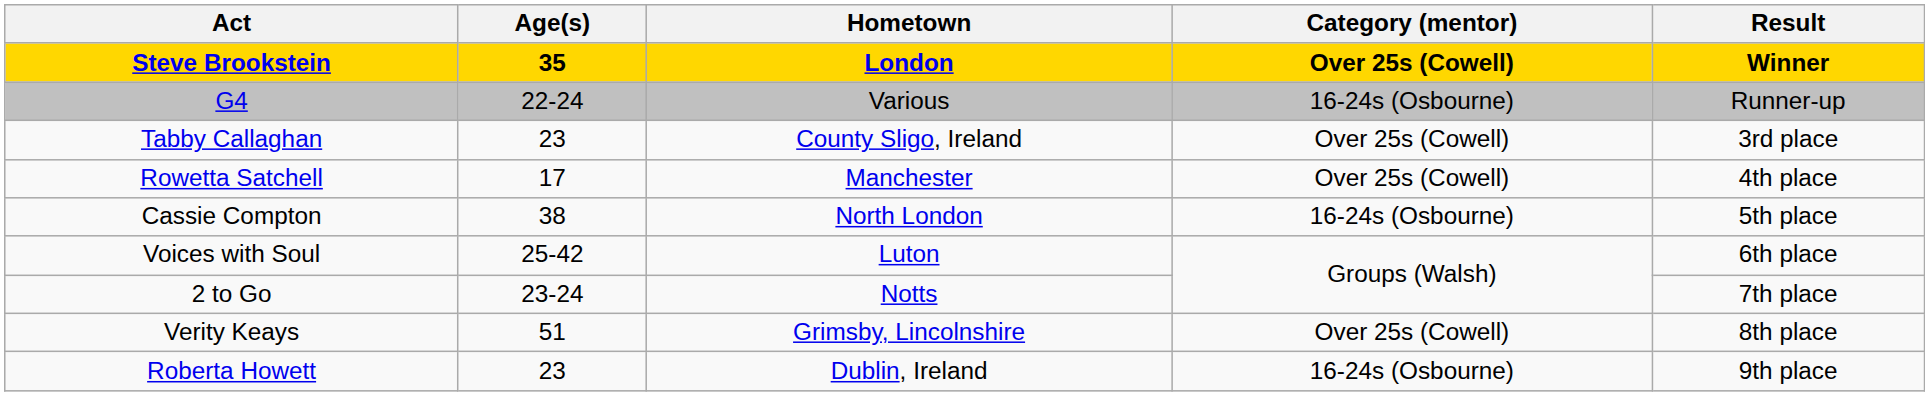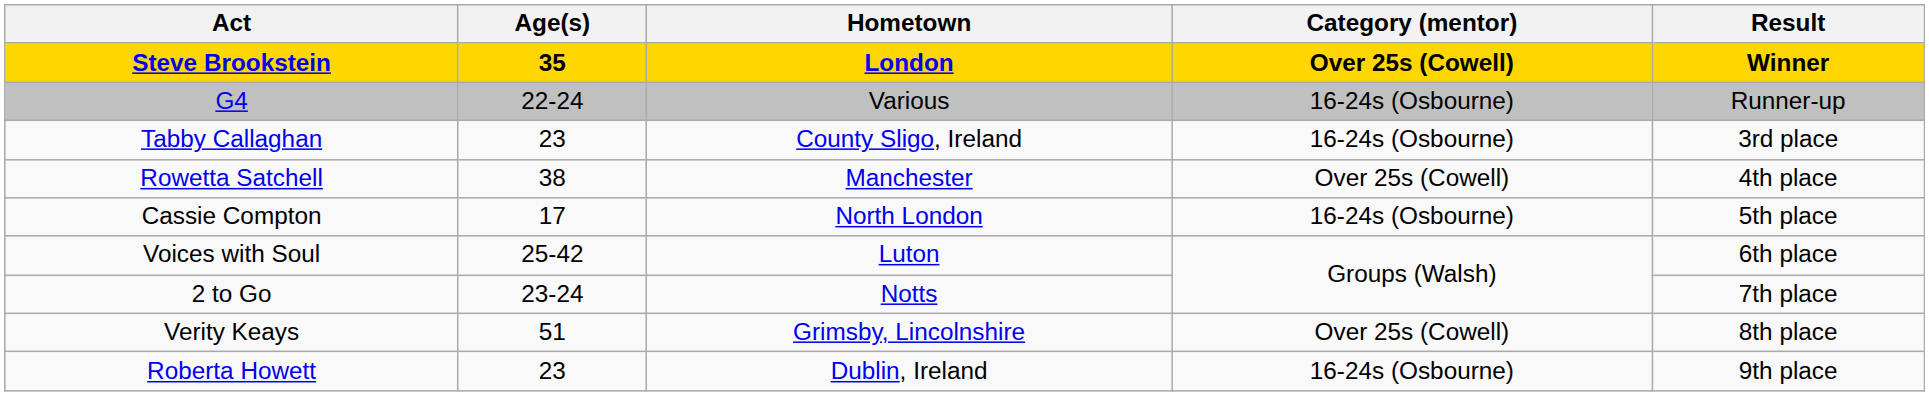(1412, 139) Over 25s (Cowell) -> (1412, 139) 16-24s (Osbourne)
(552, 178) 17 -> (552, 178) 38
(552, 216) 38 -> (552, 216) 17
